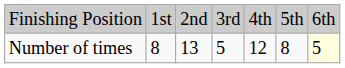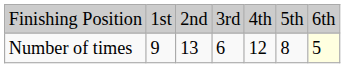(155, 47) 8 -> (155, 47) 9
(220, 47) 5 -> (220, 47) 6
